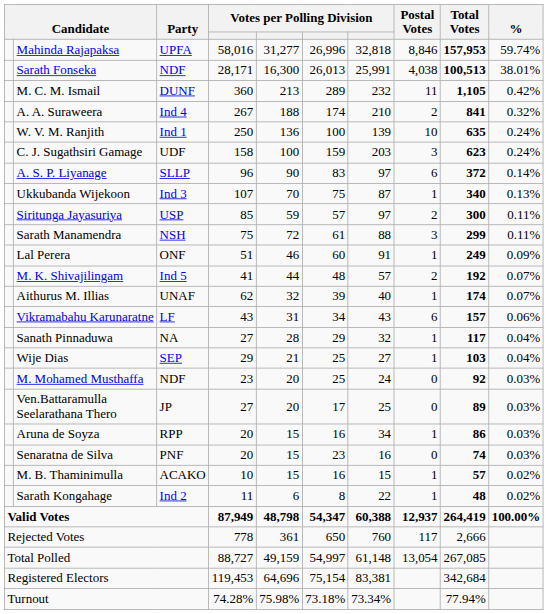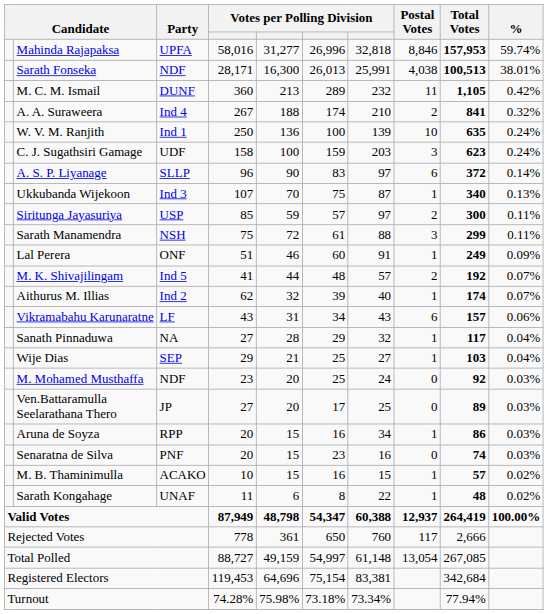(177, 296) UNAF -> (173, 296) Ind 2
(173, 496) Ind 2 -> (177, 496) UNAF
